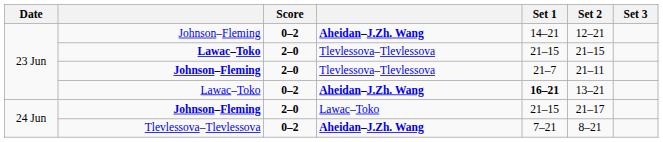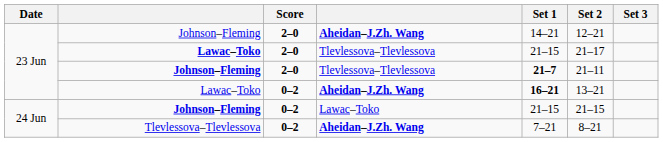(290, 33) 0–2 -> (290, 33) 2–0
(590, 52) 21–15 -> (590, 52) 21–17
(545, 71) normal -> (545, 71) bold
(290, 109) 2–0 -> (290, 109) 0–2
(590, 109) 21–17 -> (590, 109) 21–15
